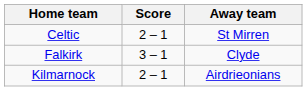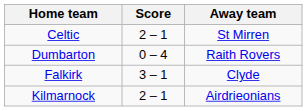+ row: (63, 55)
